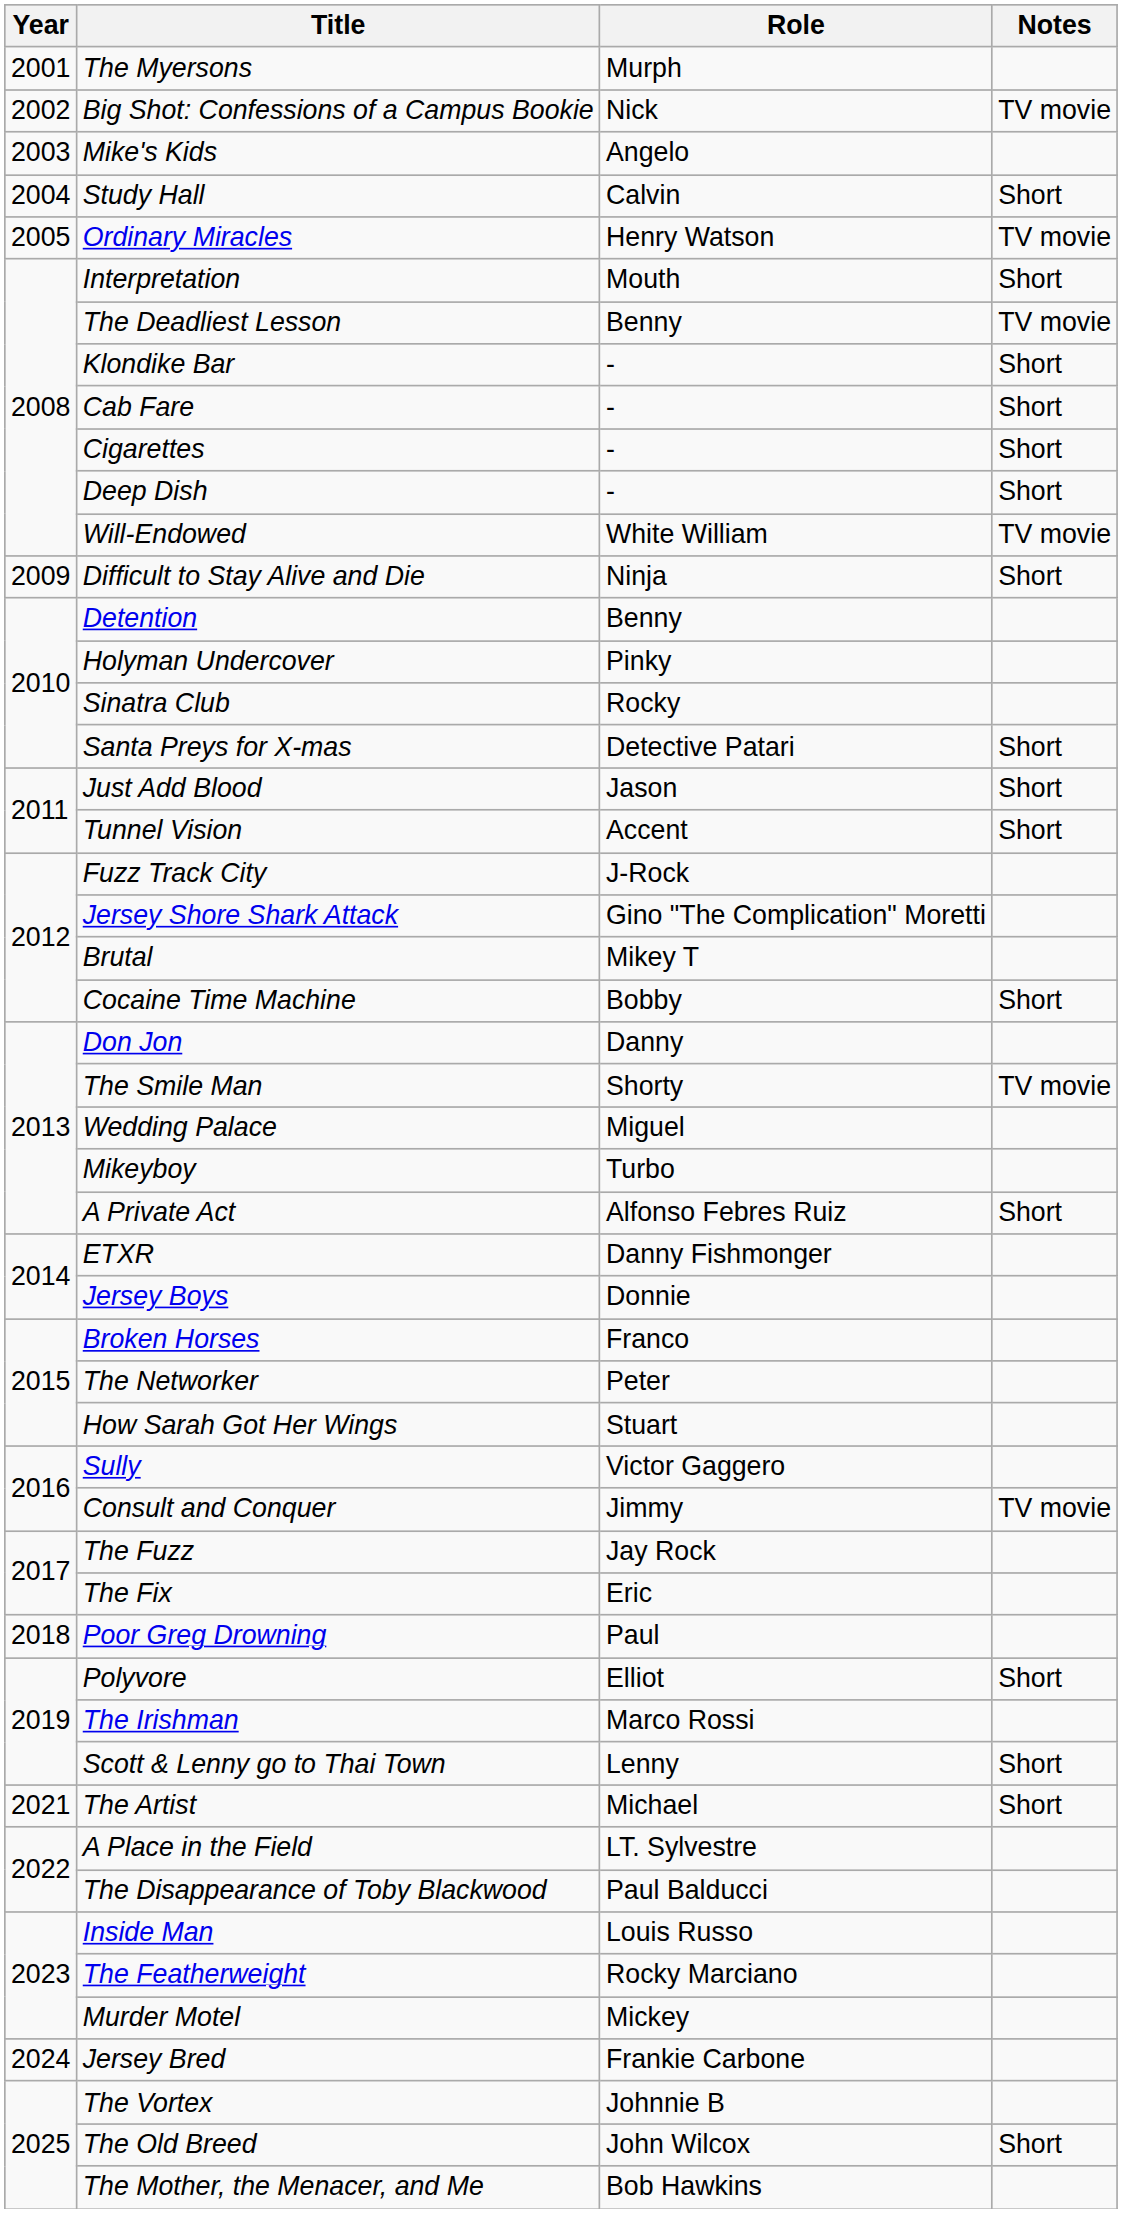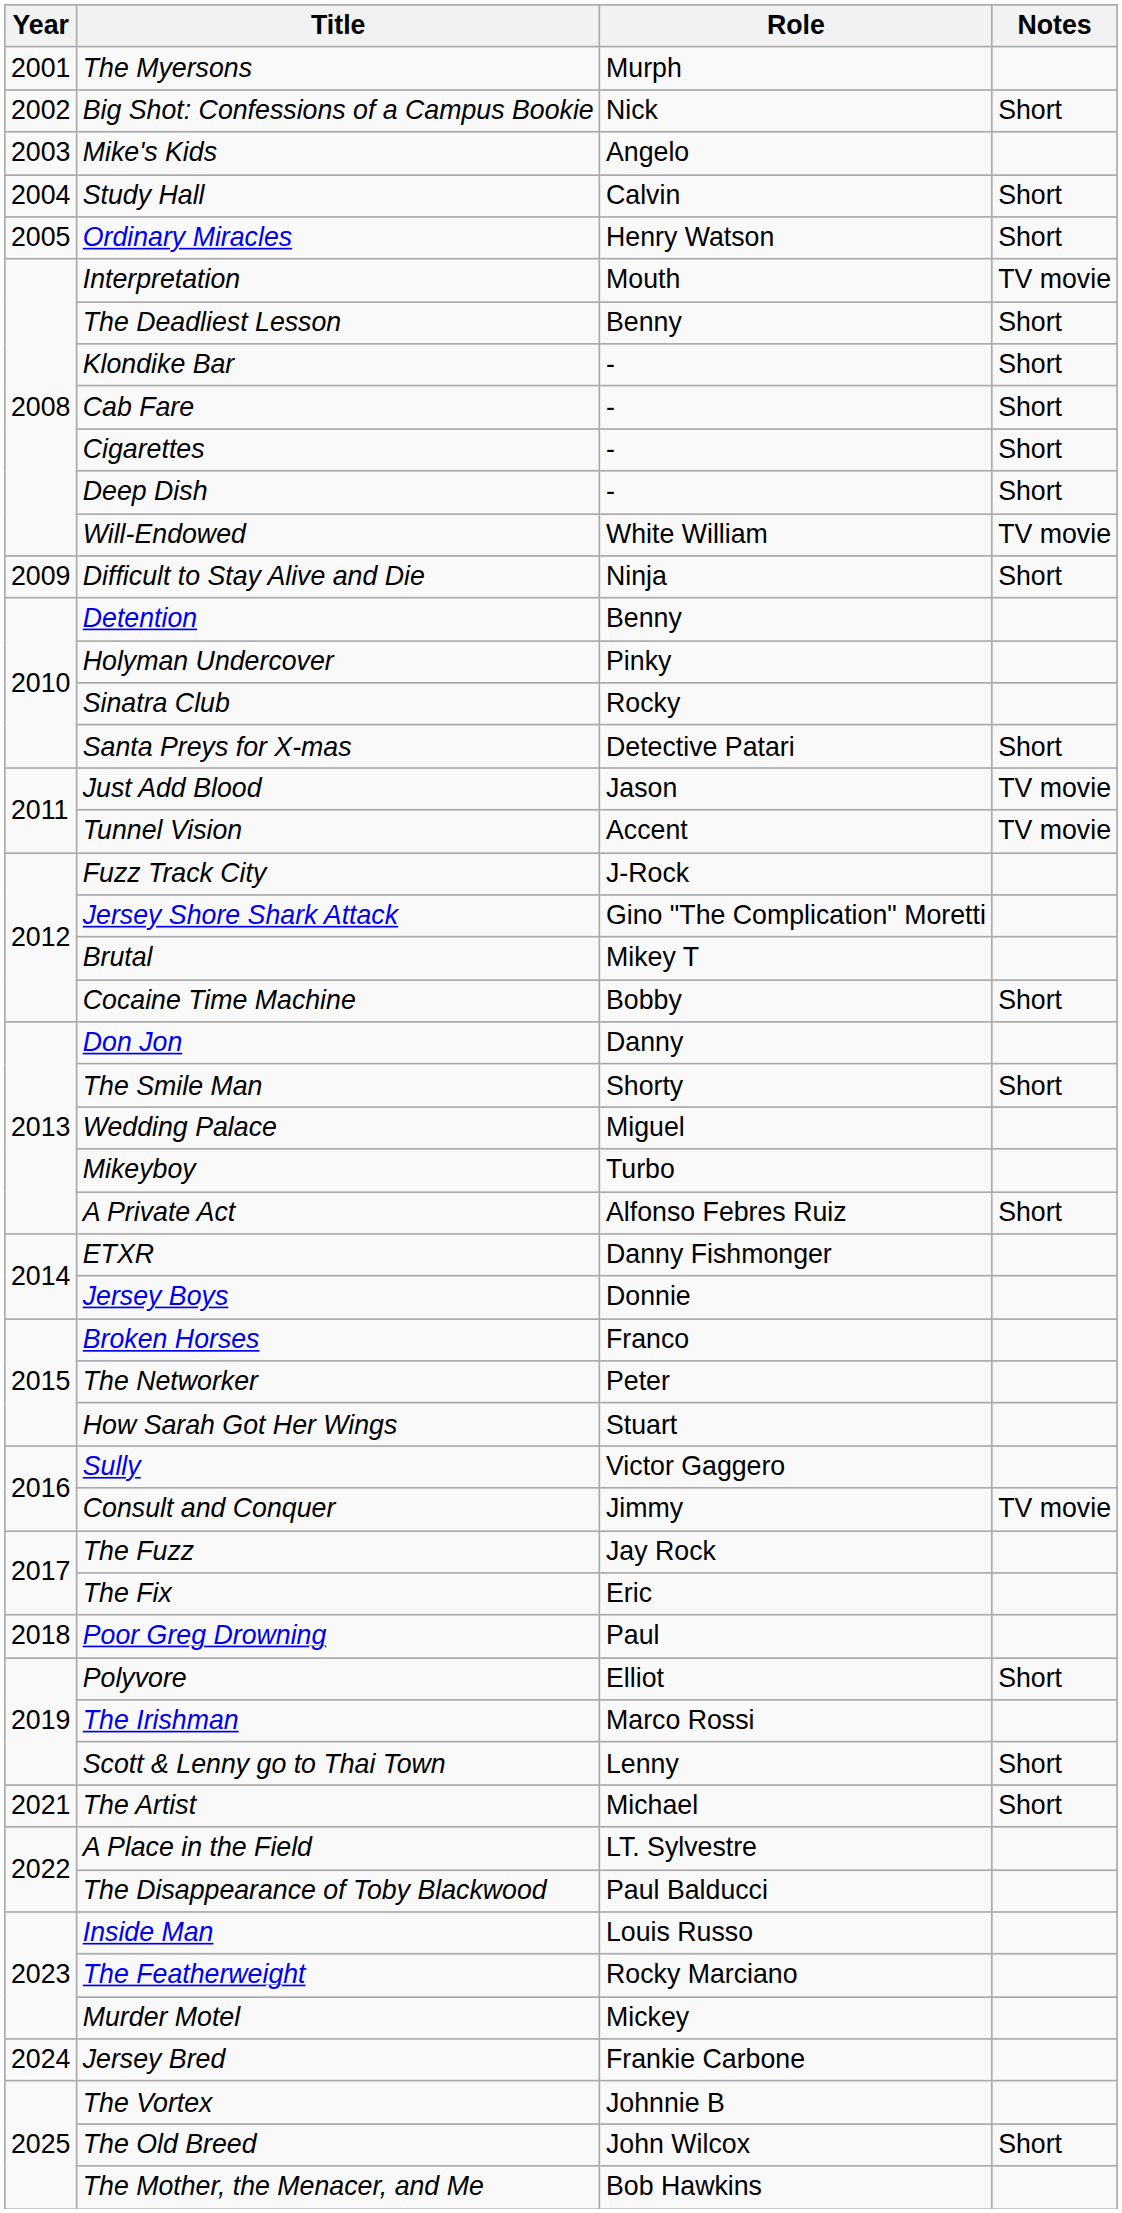(1055, 110) TV movie -> (1030, 110) Short
(1055, 237) TV movie -> (1030, 237) Short
(1030, 279) Short -> (1055, 279) TV movie
(1055, 322) TV movie -> (1030, 322) Short
(1030, 788) Short -> (1055, 788) TV movie
(1030, 830) Short -> (1055, 830) TV movie
(1055, 1085) TV movie -> (1030, 1085) Short
